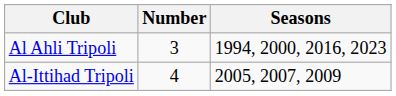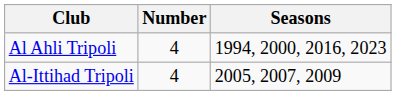(174, 47) 3 -> (174, 47) 4
